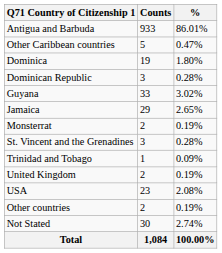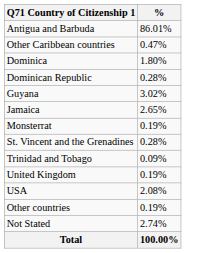- column: (156, 12)
